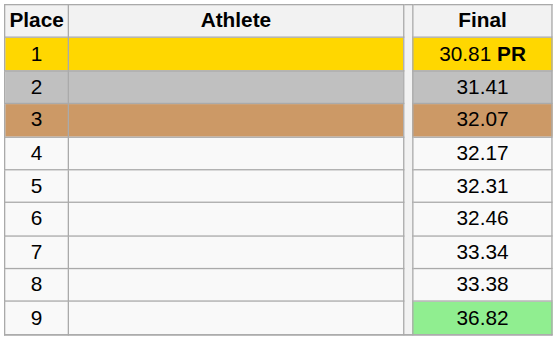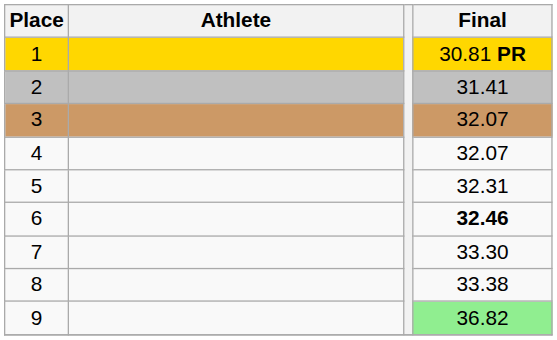(483, 152) 32.17 -> (483, 152) 32.07
(483, 218) normal -> (483, 218) bold
(483, 251) 33.34 -> (483, 251) 33.30
